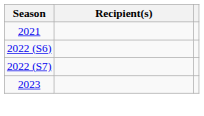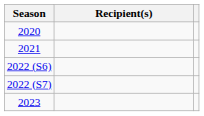+ row: (29, 31)
